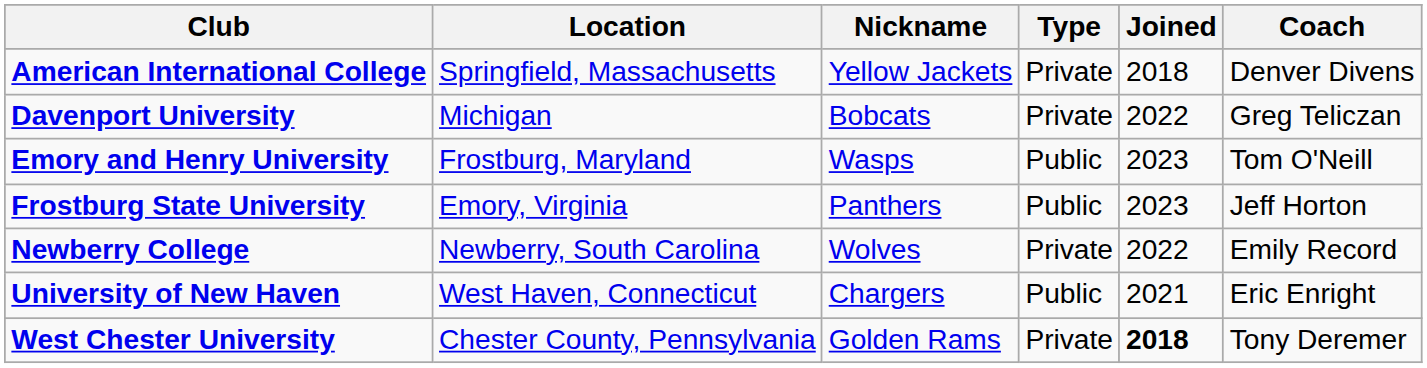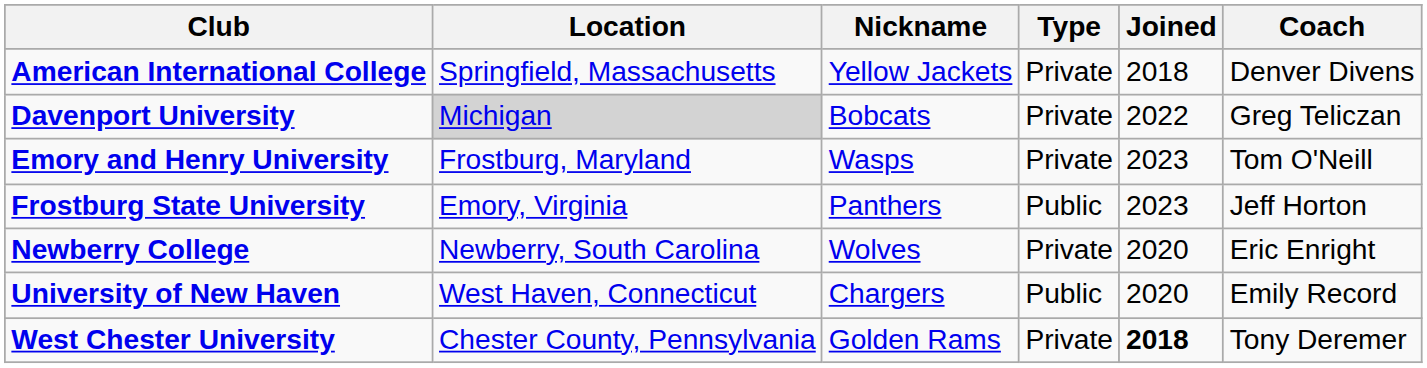(495, 116) no background -> (495, 116) lightgrey background
(1064, 160) Public -> (1069, 160) Private
(1157, 250) 2022 -> (1157, 250) 2020
(1313, 250) Emily Record -> (1303, 250) Eric Enright
(1157, 294) 2021 -> (1157, 294) 2020
(1303, 294) Eric Enright -> (1313, 294) Emily Record
